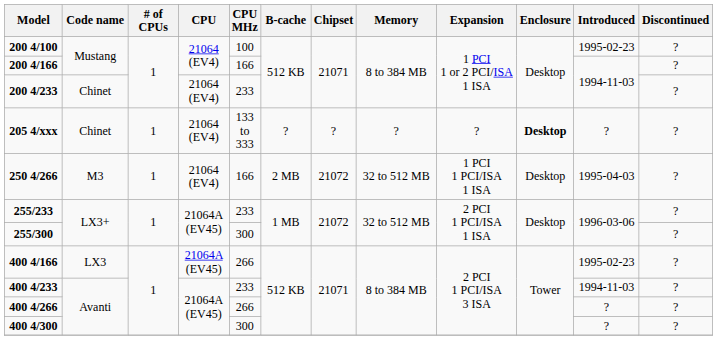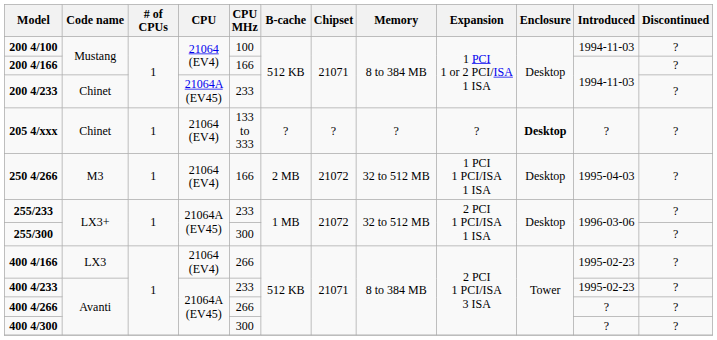(606, 46) 1995-02-23 -> (606, 46) 1994-11-03
(204, 91) 21064 (EV4) -> (204, 91) 21064A (EV45)
(204, 261) 21064A (EV45) -> (204, 261) 21064 (EV4)
(606, 287) 1994-11-03 -> (606, 287) 1995-02-23
